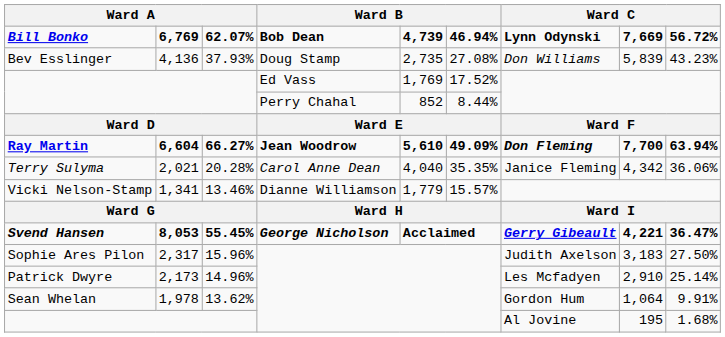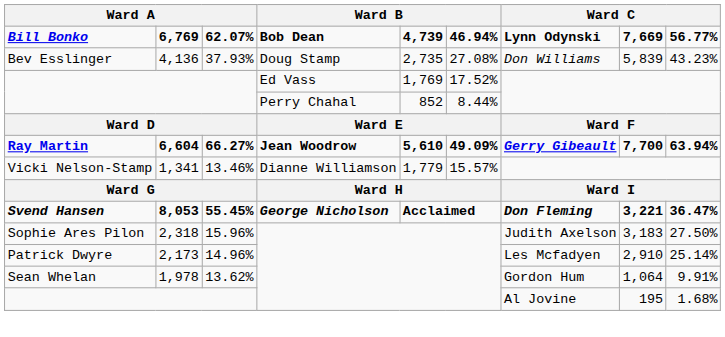(694, 37) 56.72% -> (694, 37) 56.77%
(548, 146) Don Fleming -> (560, 146) Gerry Gibeault
- row: (56, 168)
(560, 234) Gerry Gibeault -> (548, 212) Don Fleming
(643, 234) 4,221 -> (643, 212) 3,221
(179, 255) 2,317 -> (179, 234) 2,318
